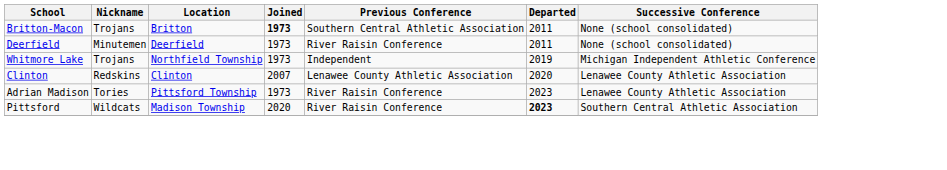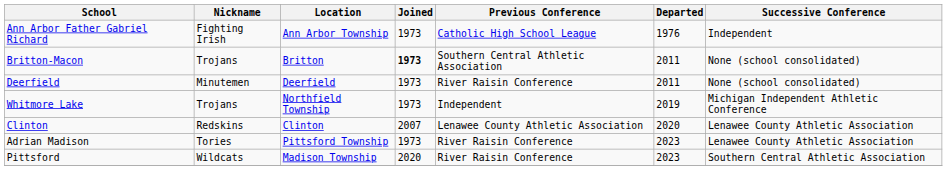+ row: (77, 34)
(541, 108) bold -> (668, 157) normal
